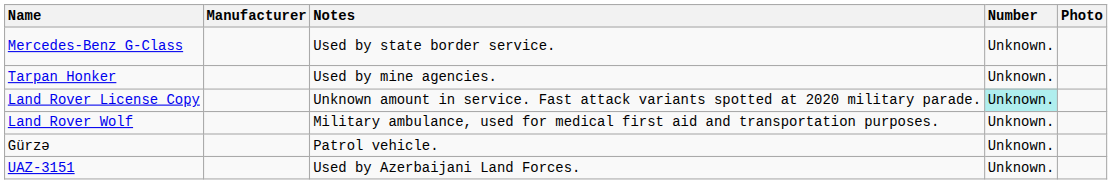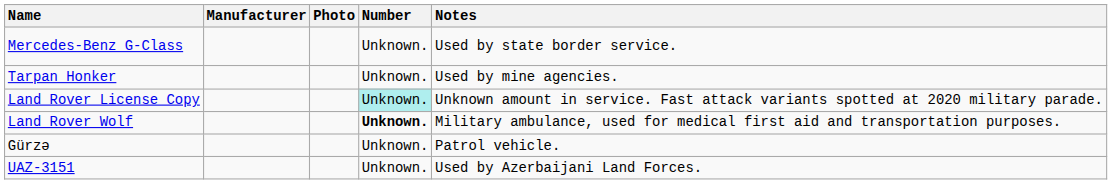columns swapped: (1082, 16) <-> (334, 16)
(1021, 123) normal -> (395, 123) bold
